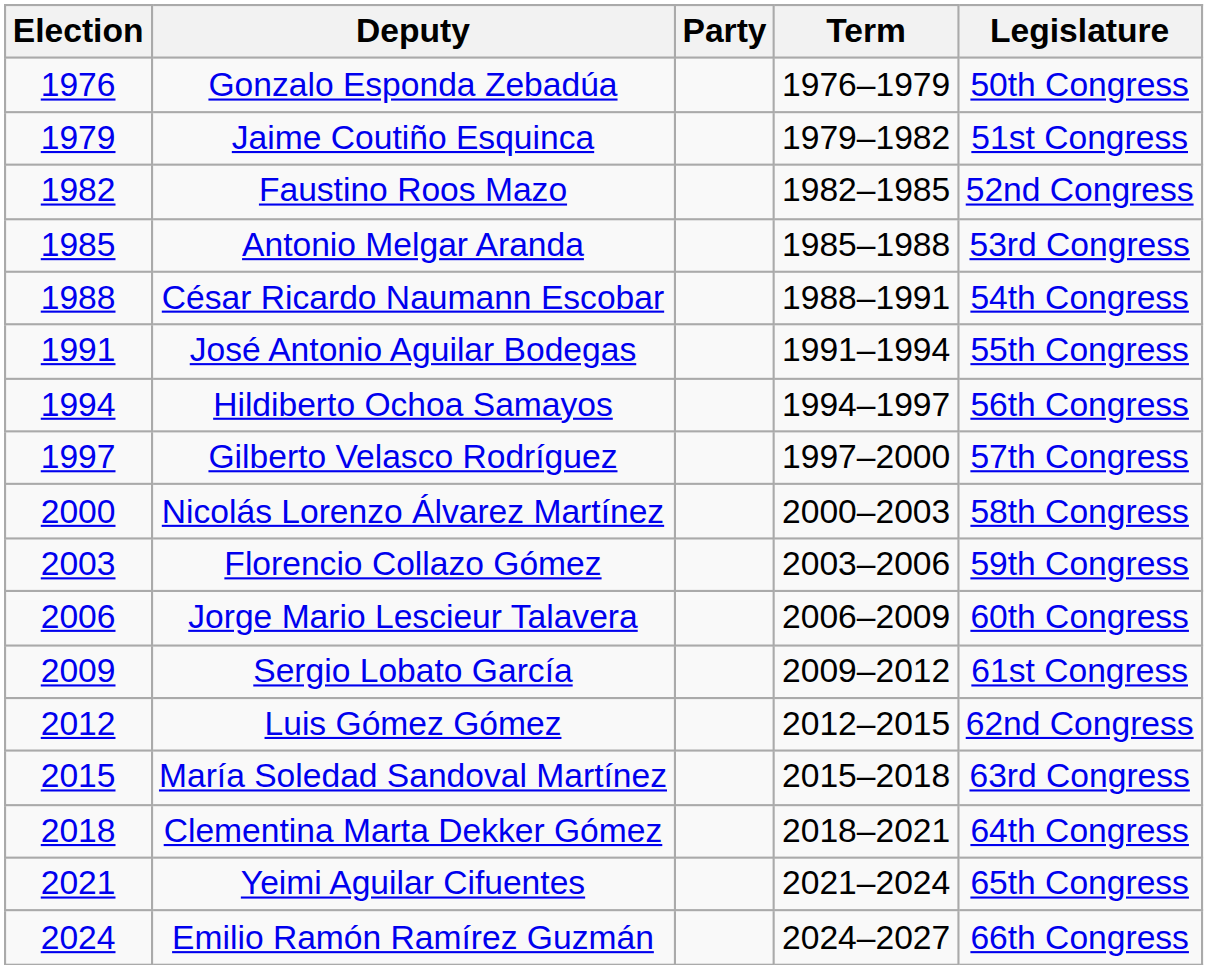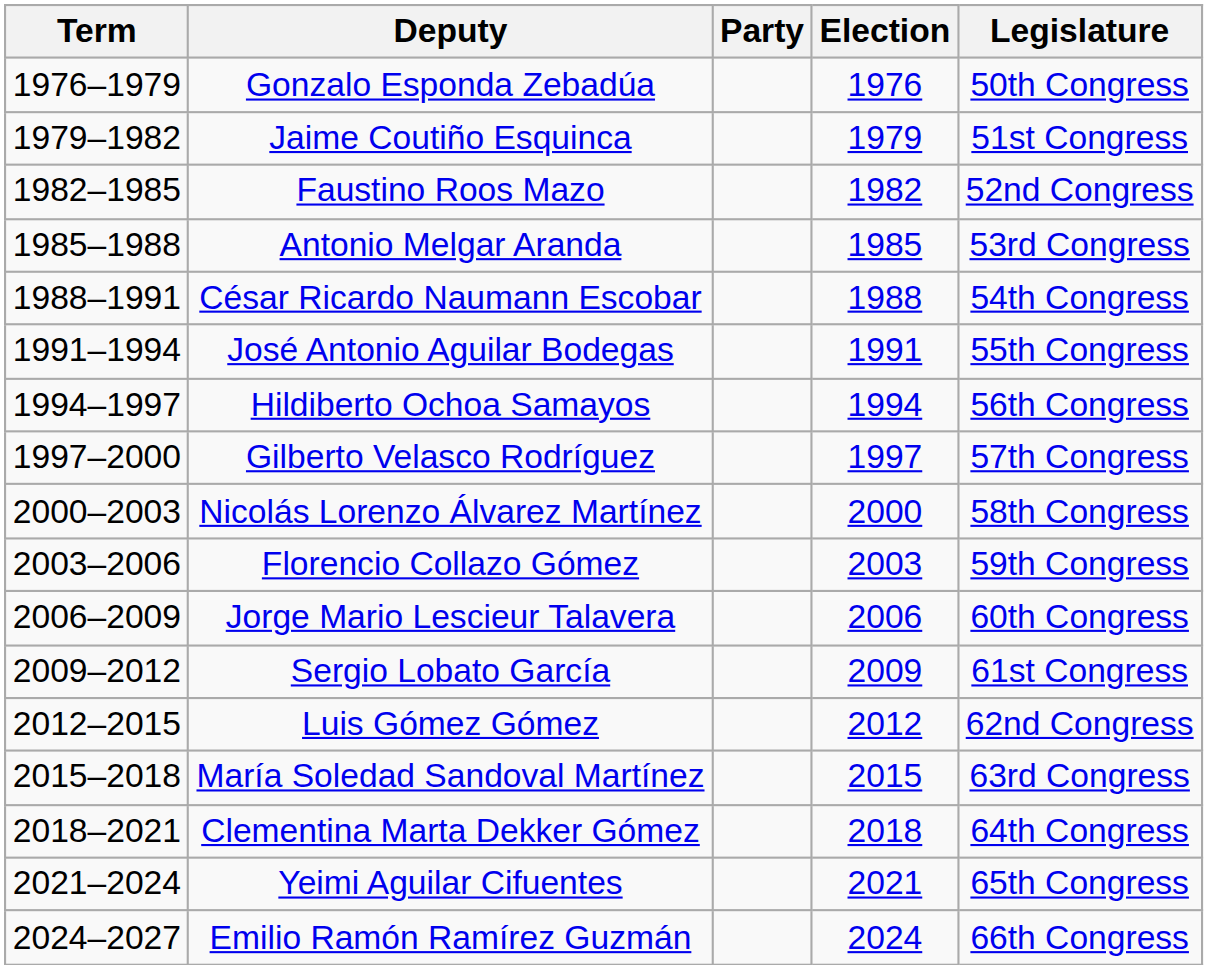columns swapped: (78, 31) <-> (866, 31)
